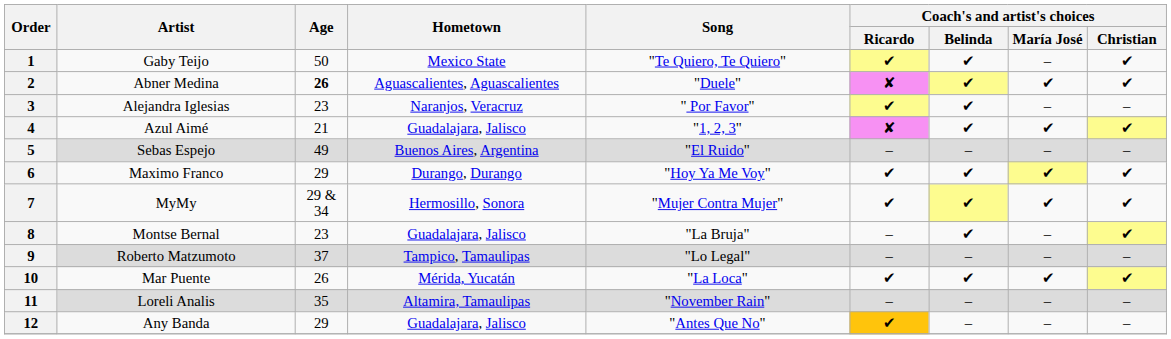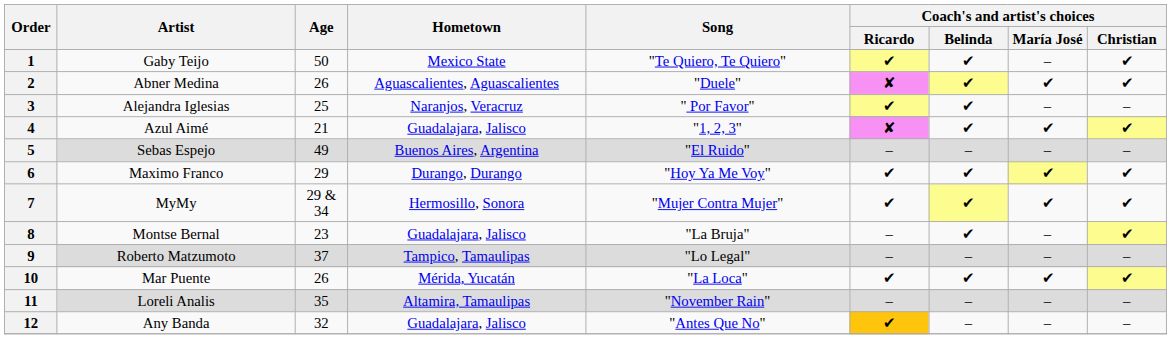(321, 83) bold -> (321, 83) normal
(321, 105) 23 -> (321, 105) 25
(321, 323) 29 -> (321, 323) 32
